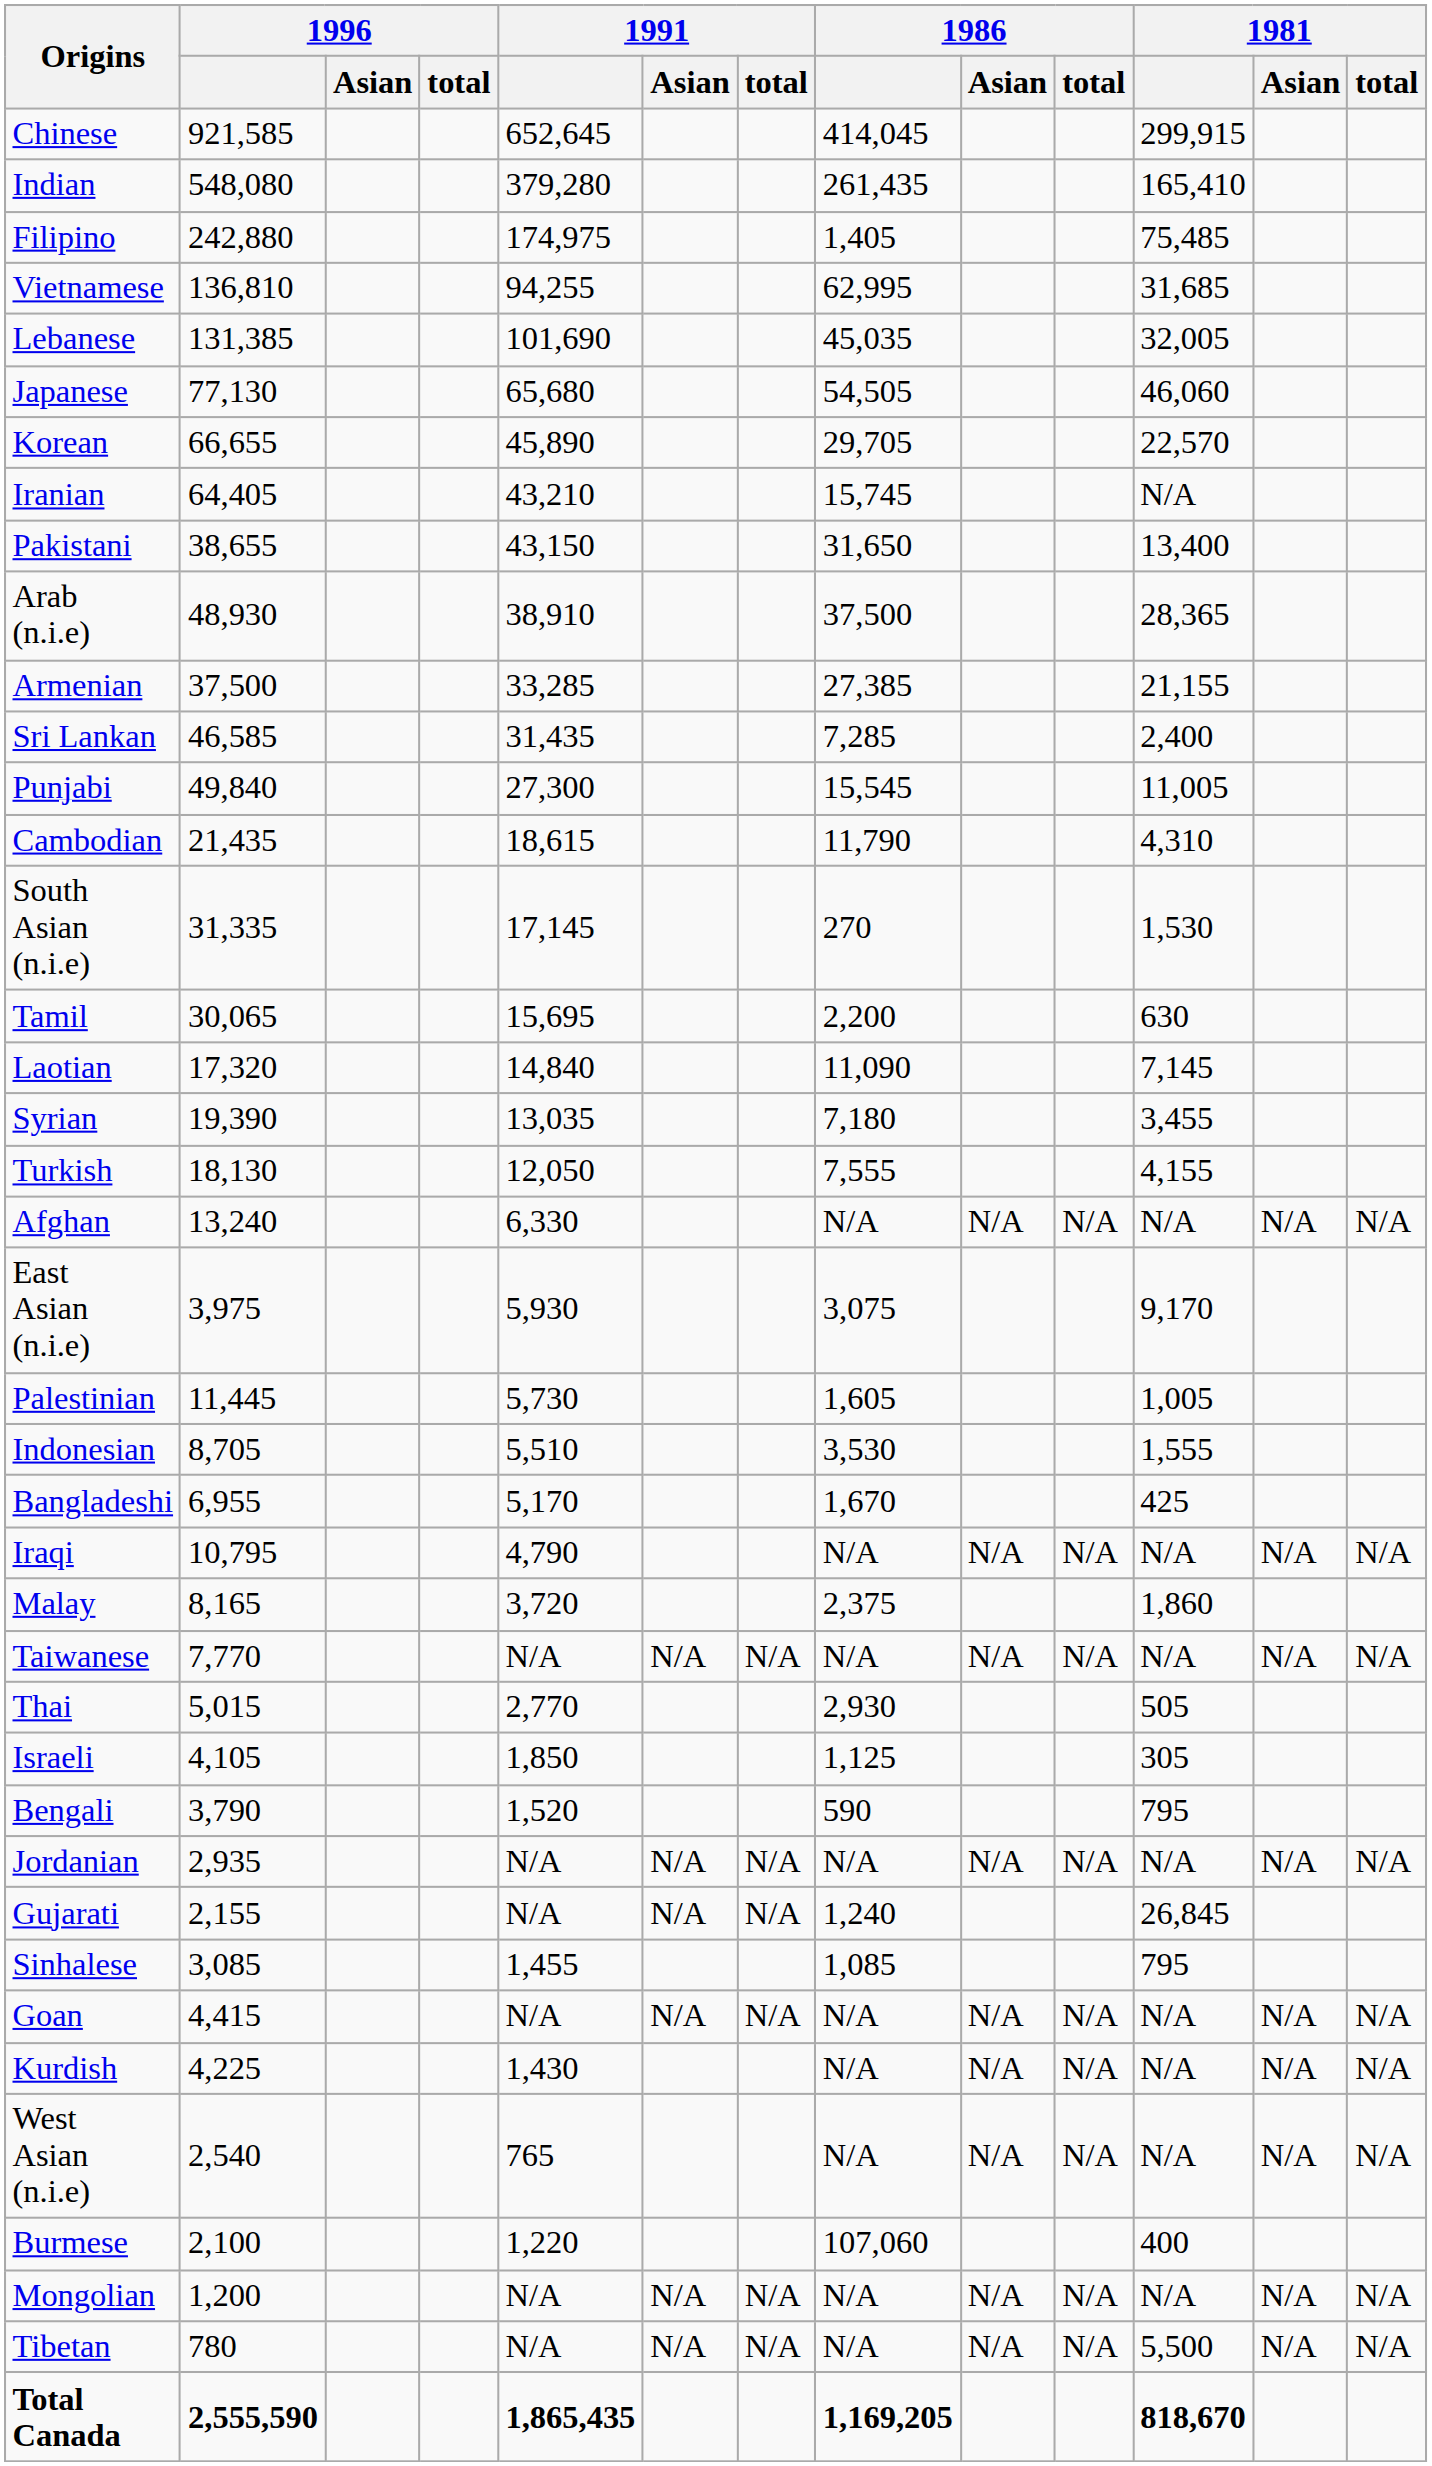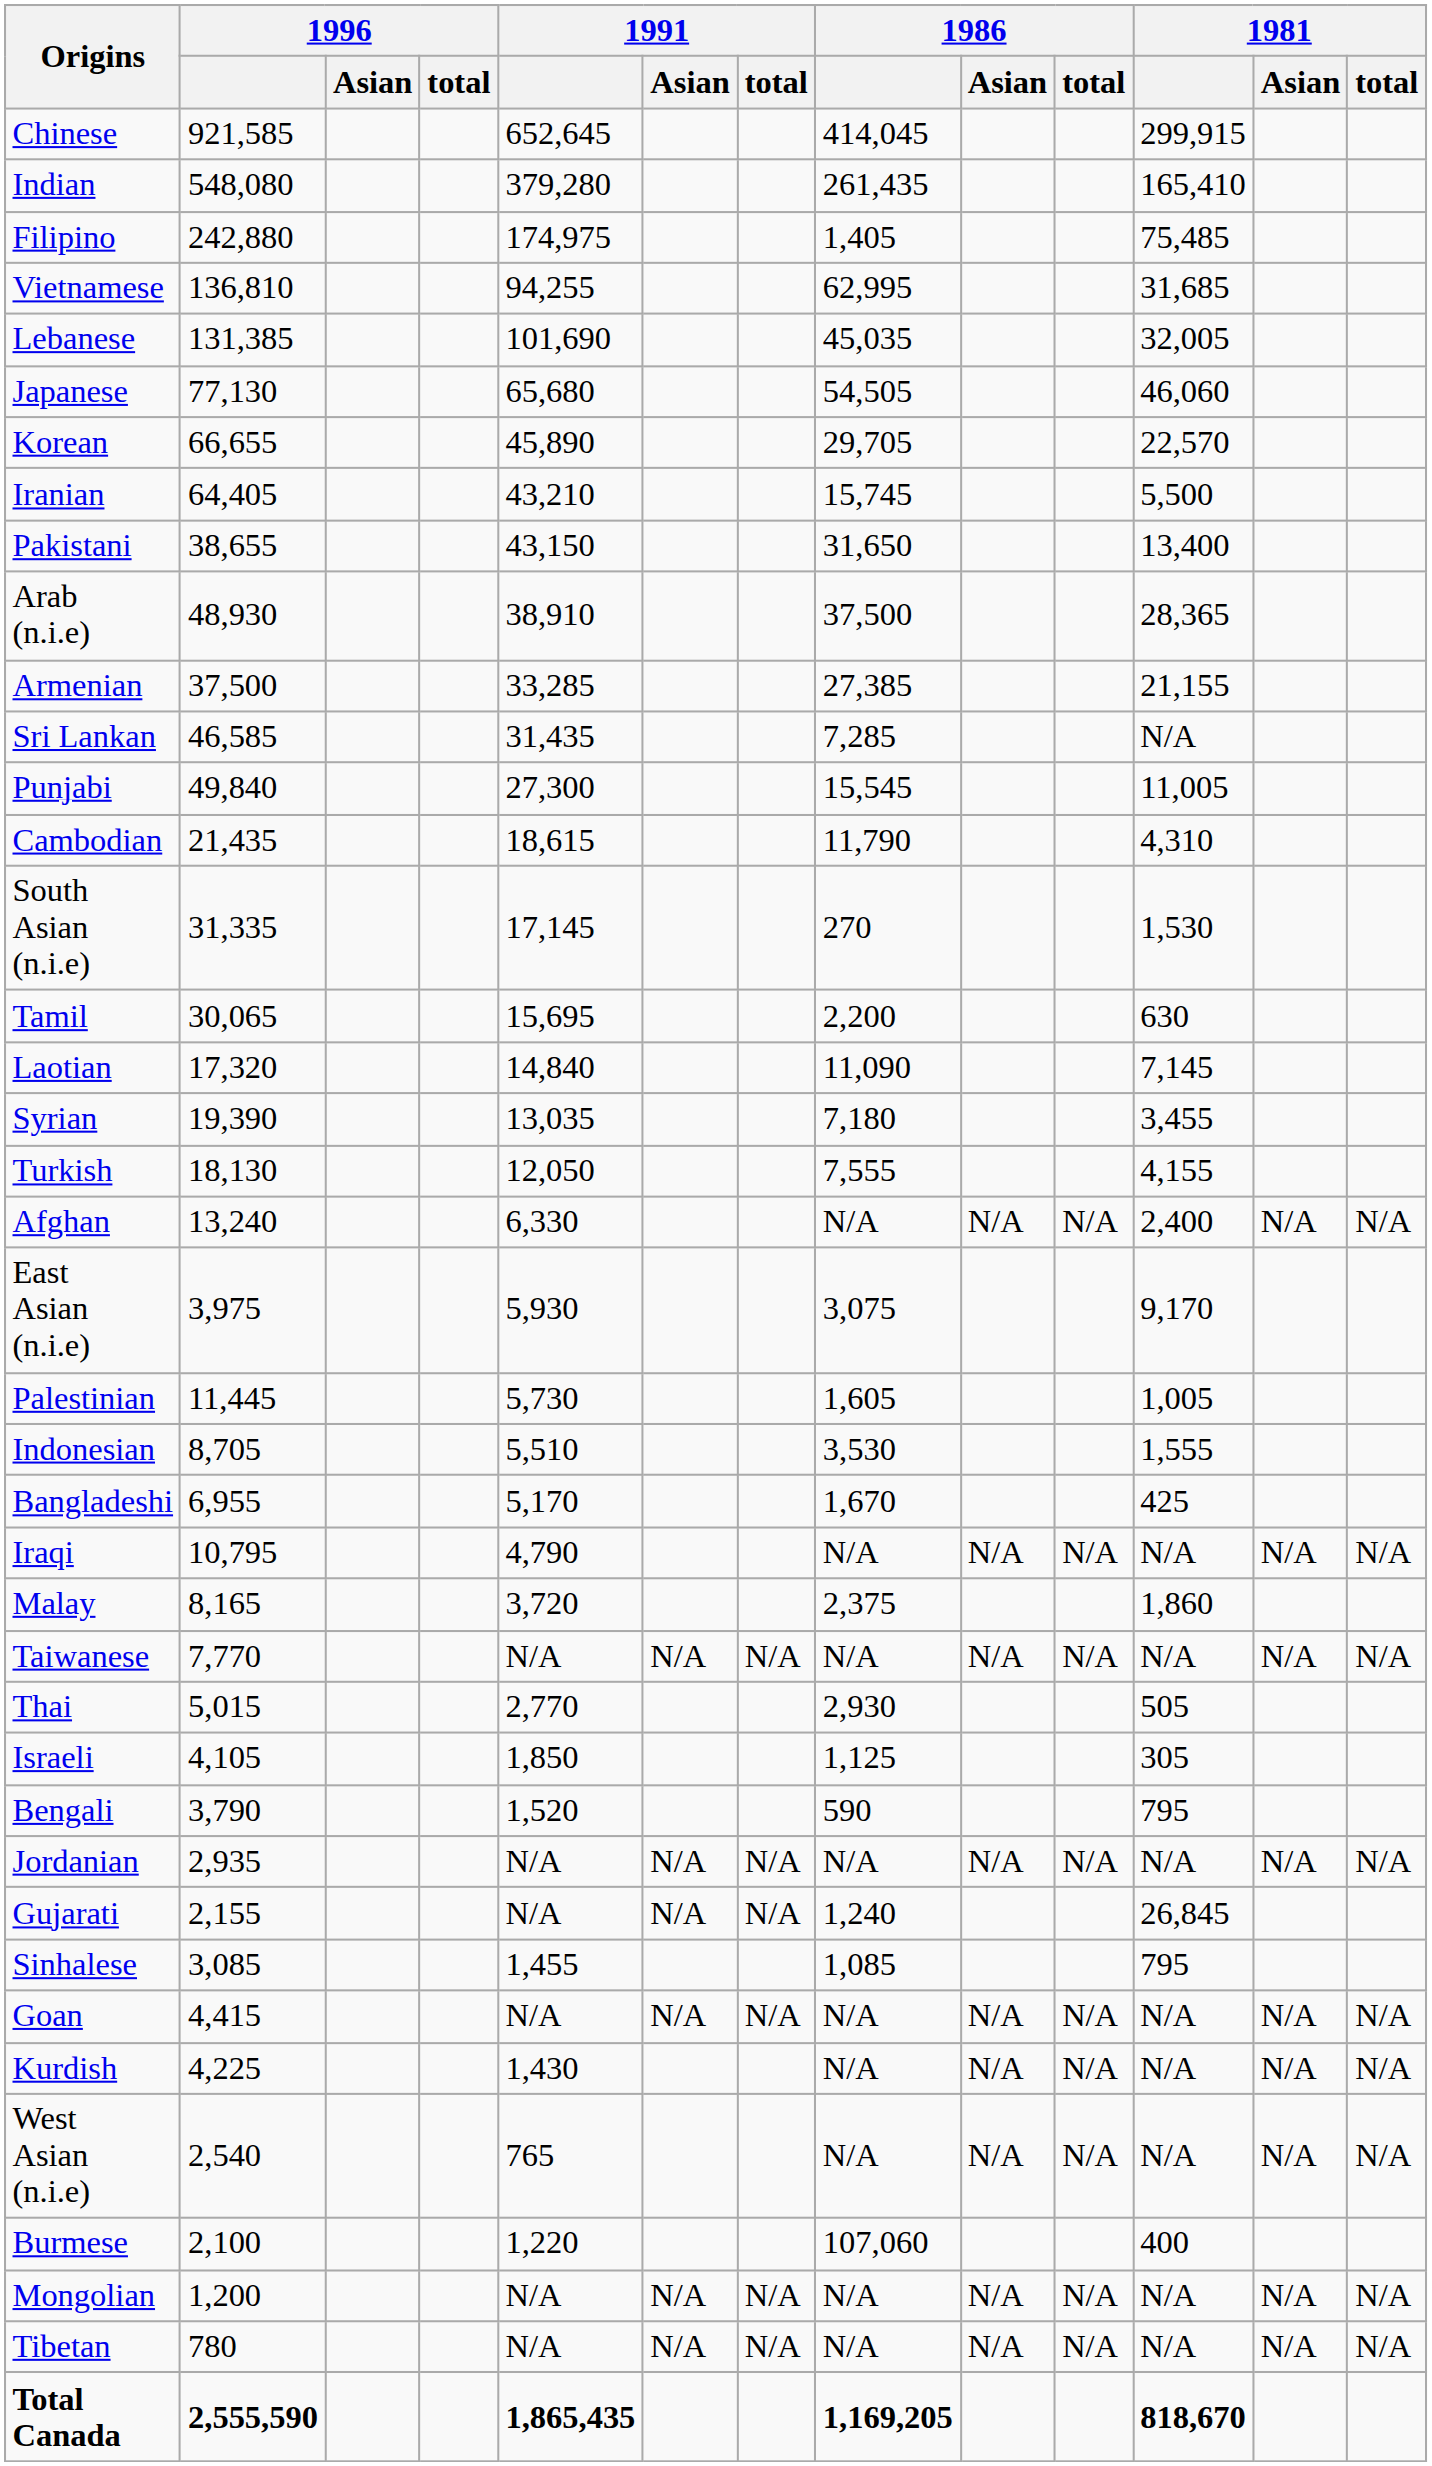(1168, 493) N/A -> (1177, 493) 5,500
(1177, 736) 2,400 -> (1168, 736) N/A
(1168, 1221) N/A -> (1177, 1221) 2,400
(1177, 2346) 5,500 -> (1168, 2346) N/A
